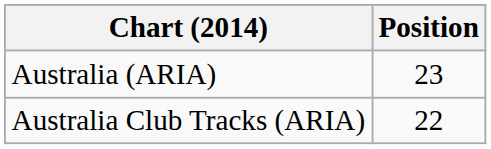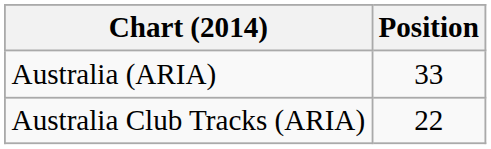(429, 73) 23 -> (429, 73) 33
